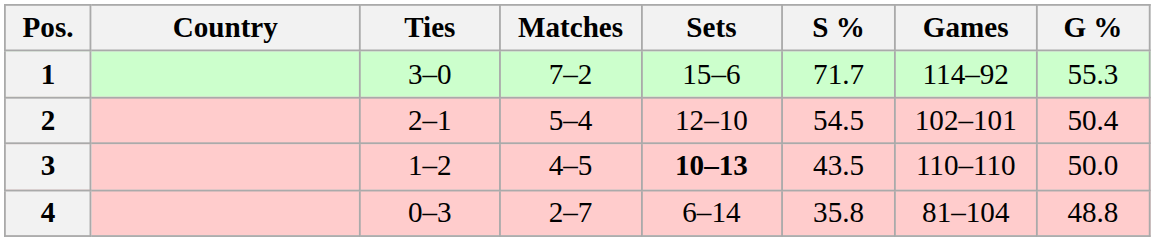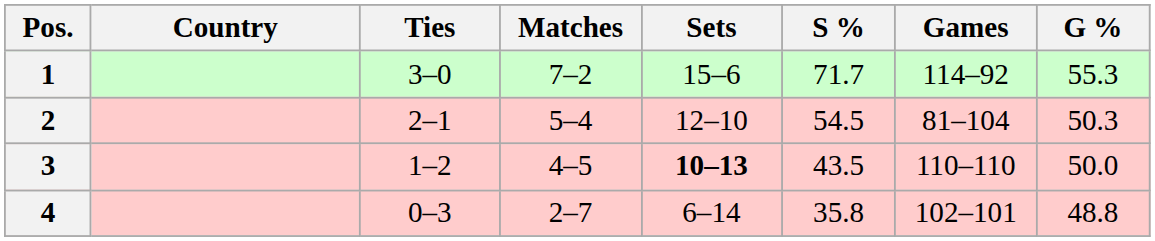(966, 119) 102–101 -> (966, 119) 81–104
(1093, 119) 50.4 -> (1093, 119) 50.3
(966, 212) 81–104 -> (966, 212) 102–101
